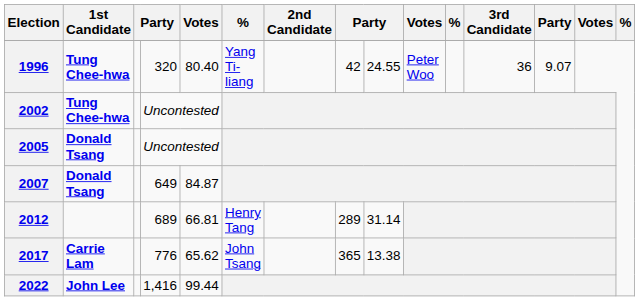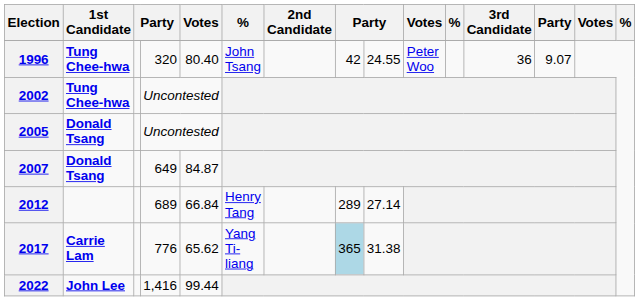(240, 66) Yang Ti-liang -> (243, 59) John Tsang
(202, 220) 66.81 -> (202, 204) 66.84
(384, 220) 31.14 -> (384, 204) 27.14
(243, 256) John Tsang -> (240, 248) Yang Ti-liang
(349, 256) no background -> (349, 248) lightblue background
(384, 256) 13.38 -> (384, 248) 31.38
